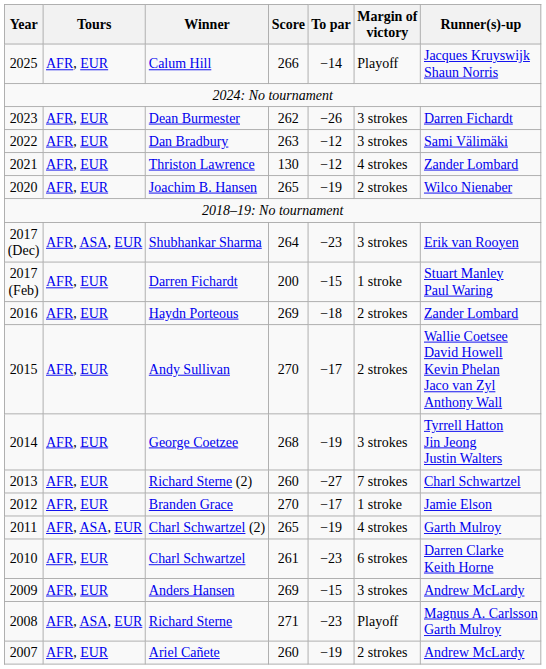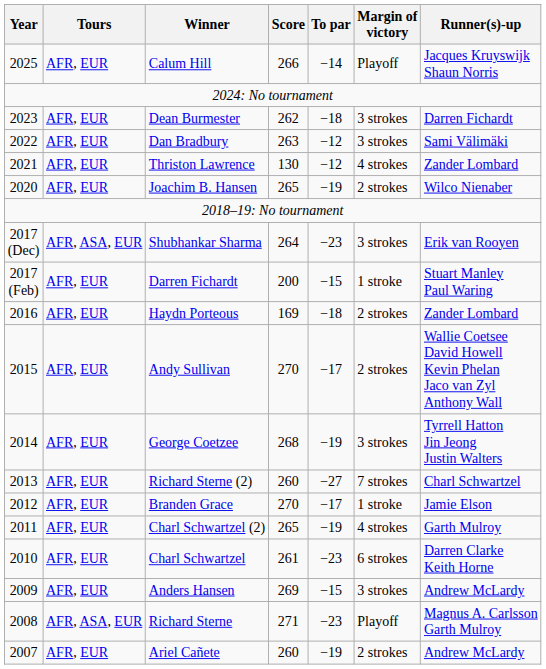(331, 118) −26 -> (331, 118) −18
(288, 313) 269 -> (288, 313) 169
(94, 527) AFR, ASA, EUR -> (77, 527) AFR, EUR
